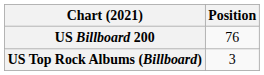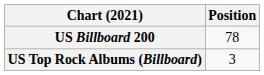(232, 37) 76 -> (232, 37) 78
